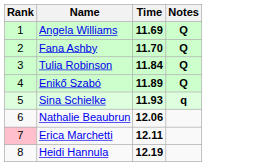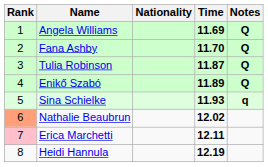+ column: (164, 13)
(149, 65) 11.84 -> (211, 65) 11.87
(20, 118) no background -> (20, 118) lightsalmon background
(149, 118) 12.06 -> (211, 118) 12.02
